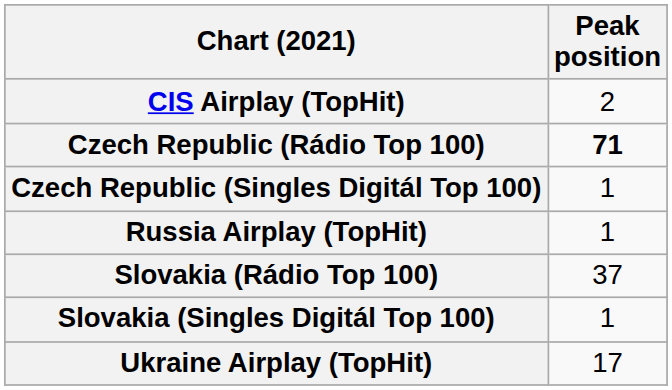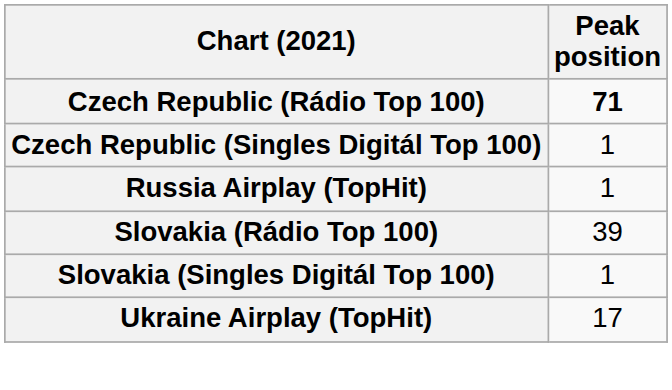- row: (276, 100)
(607, 275) 37 -> (607, 231) 39
